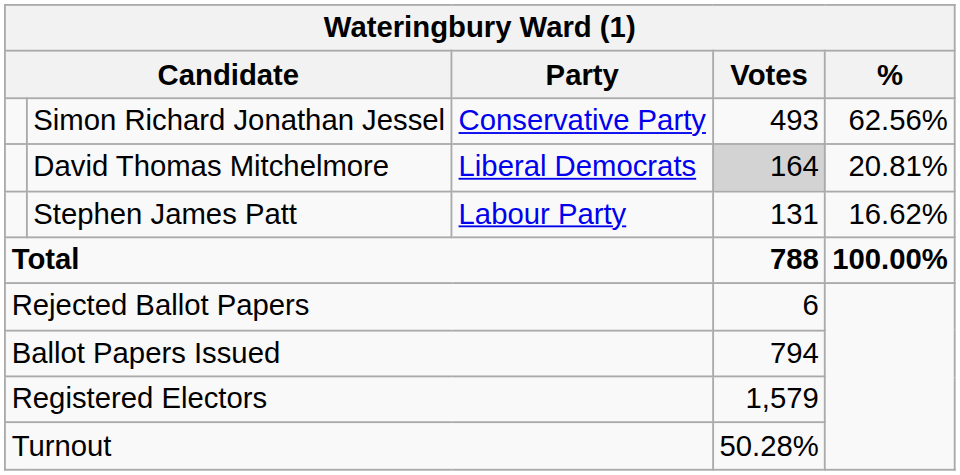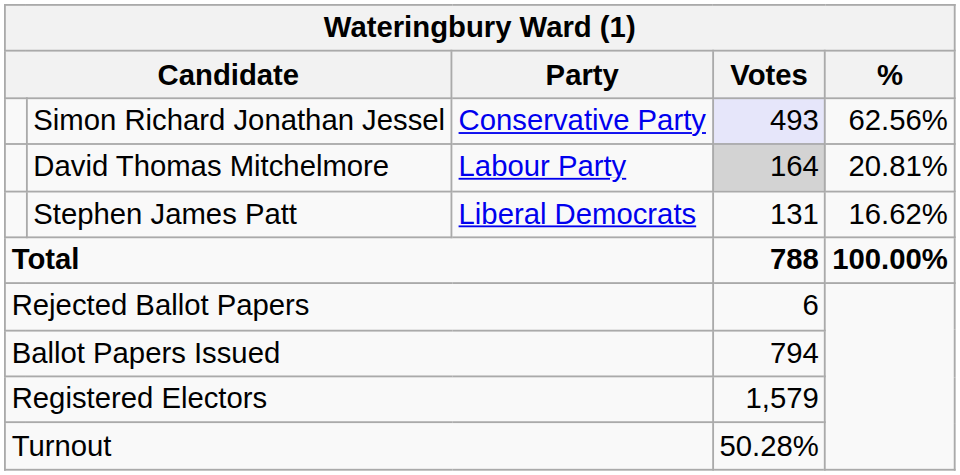(794, 120) no background -> (794, 120) lavender background
(577, 167) Liberal Democrats -> (542, 167) Labour Party
(542, 213) Labour Party -> (577, 213) Liberal Democrats
